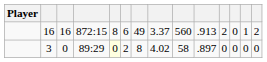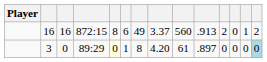(126, 48) 2 -> (126, 48) 1
(160, 48) 4.02 -> (160, 48) 4.20
(183, 48) 58 -> (183, 48) 61
(257, 48) no background -> (257, 48) lightblue background
